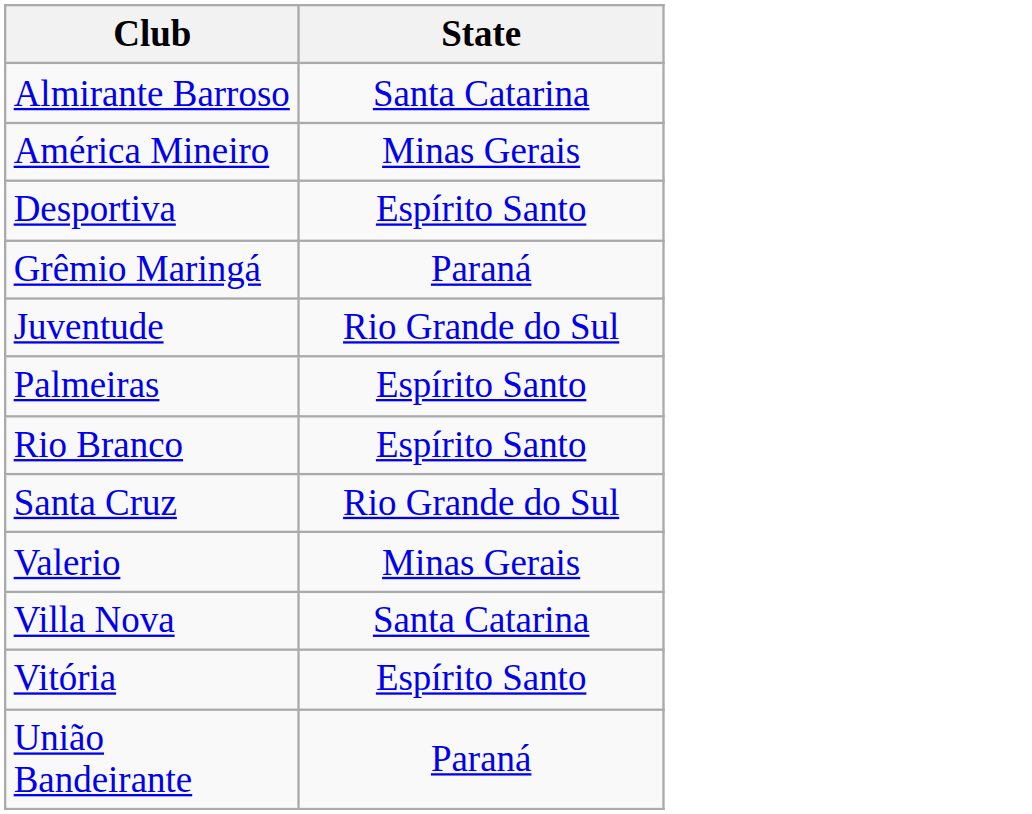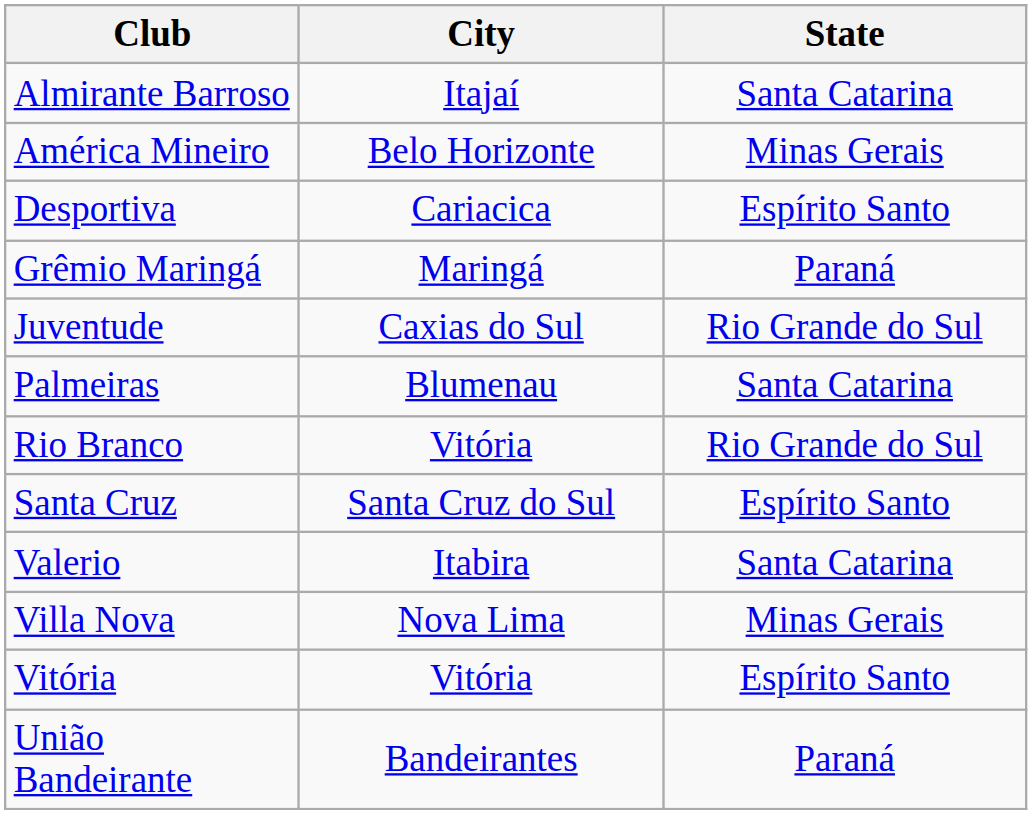+ column: (481, 33)
(481, 385) Espírito Santo -> (845, 385) Santa Catarina
(481, 444) Espírito Santo -> (845, 444) Rio Grande do Sul
(481, 502) Rio Grande do Sul -> (845, 502) Espírito Santo
(481, 561) Minas Gerais -> (845, 561) Santa Catarina
(481, 619) Santa Catarina -> (845, 619) Minas Gerais
